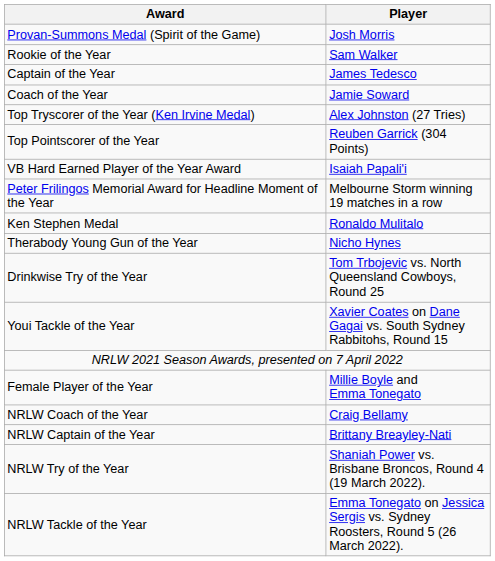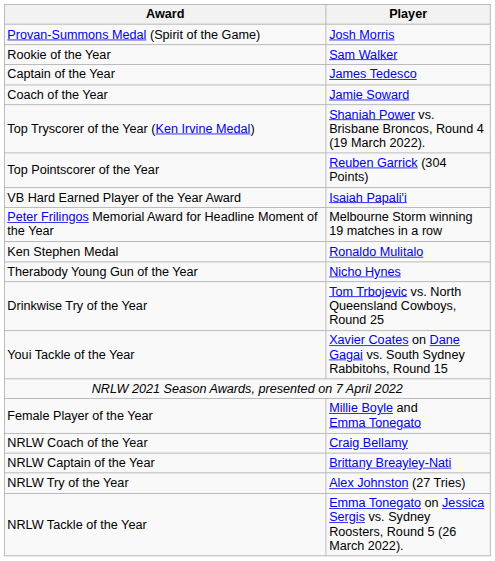(397, 114) Alex Johnston (27 Tries) -> (406, 128) Shaniah Power vs. Brisbane Broncos, Round 4 (19 March 2022).
(406, 469) Shaniah Power vs. Brisbane Broncos, Round 4 (19 March 2022). -> (397, 483) Alex Johnston (27 Tries)
